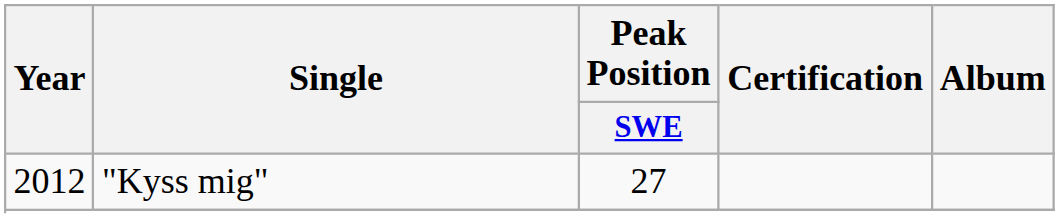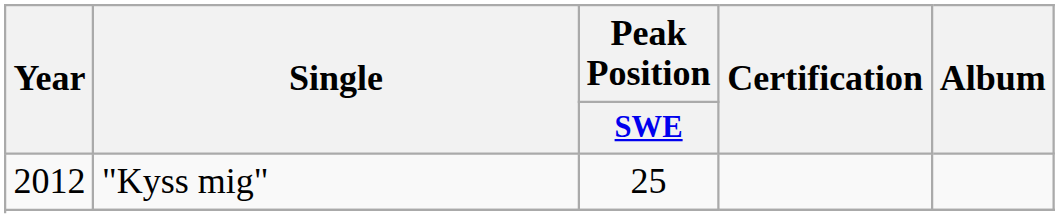(649, 181) 27 -> (649, 181) 25
